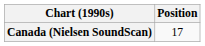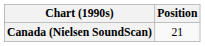(177, 32) 17 -> (177, 32) 21
